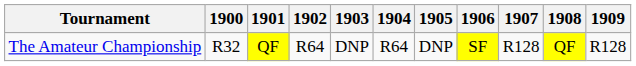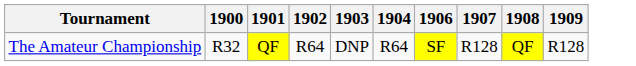- column: (436, 18)
